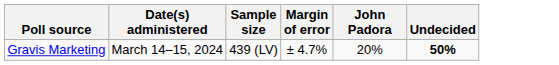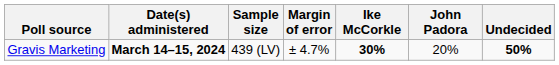+ column: (372, 22)
(167, 50) normal -> (168, 50) bold
